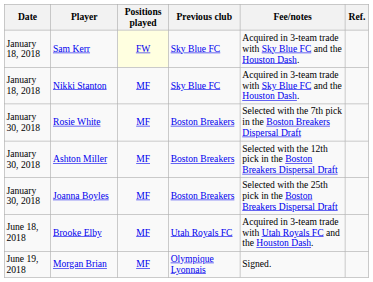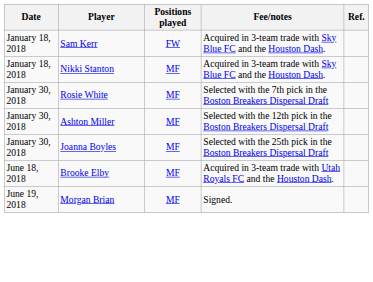- column: (204, 17)
(143, 48) lightyellow background -> (173, 43) no background
